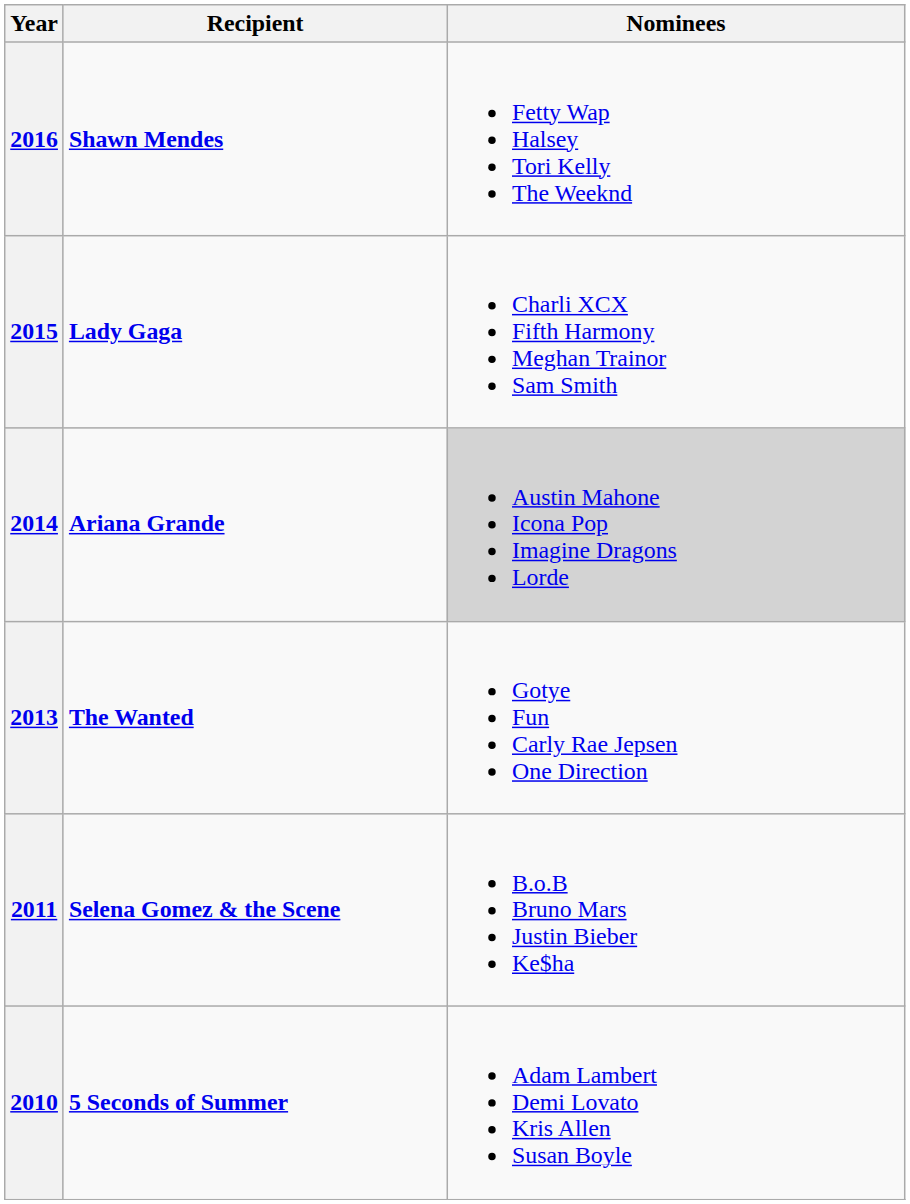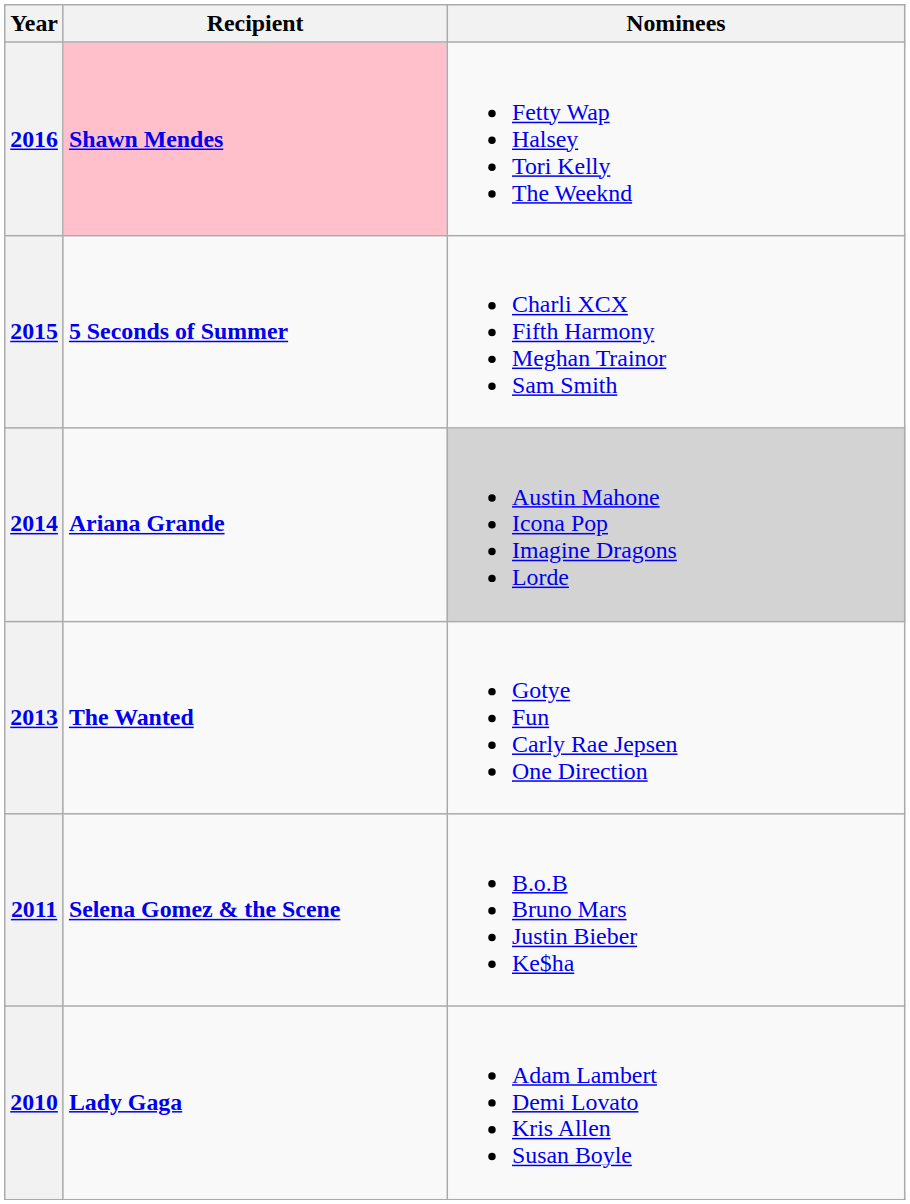(146, 138) no background -> (146, 138) pink background
(126, 331) Lady Gaga -> (179, 331) 5 Seconds of Summer
(179, 1102) 5 Seconds of Summer -> (126, 1102) Lady Gaga
